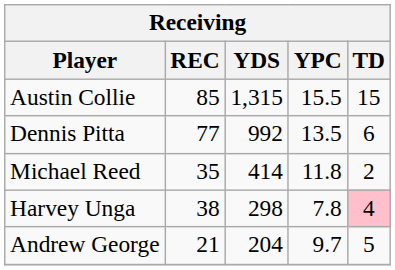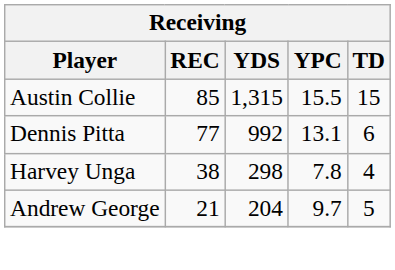(321, 134) 13.5 -> (321, 134) 13.1
- row: (75, 171)
(369, 208) pink background -> (369, 171) no background
